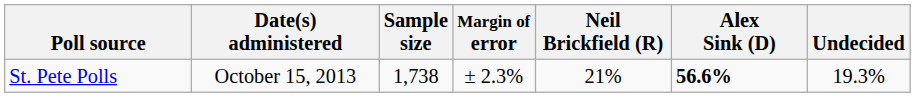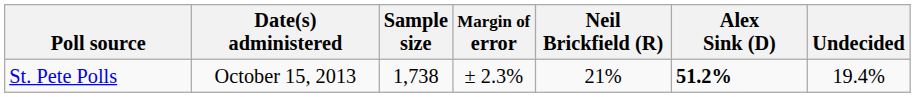(704, 75) 56.6% -> (704, 75) 51.2%
(859, 75) 19.3% -> (859, 75) 19.4%
